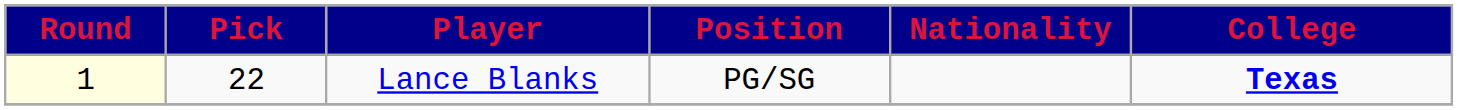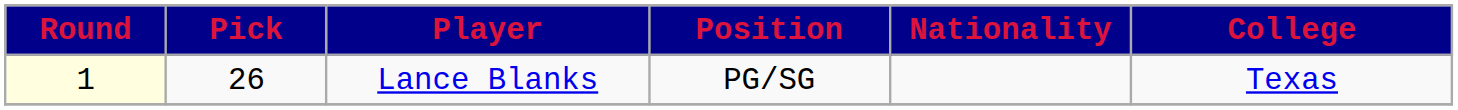(246, 80) 22 -> (246, 80) 26
(1292, 80) bold -> (1292, 80) normal
